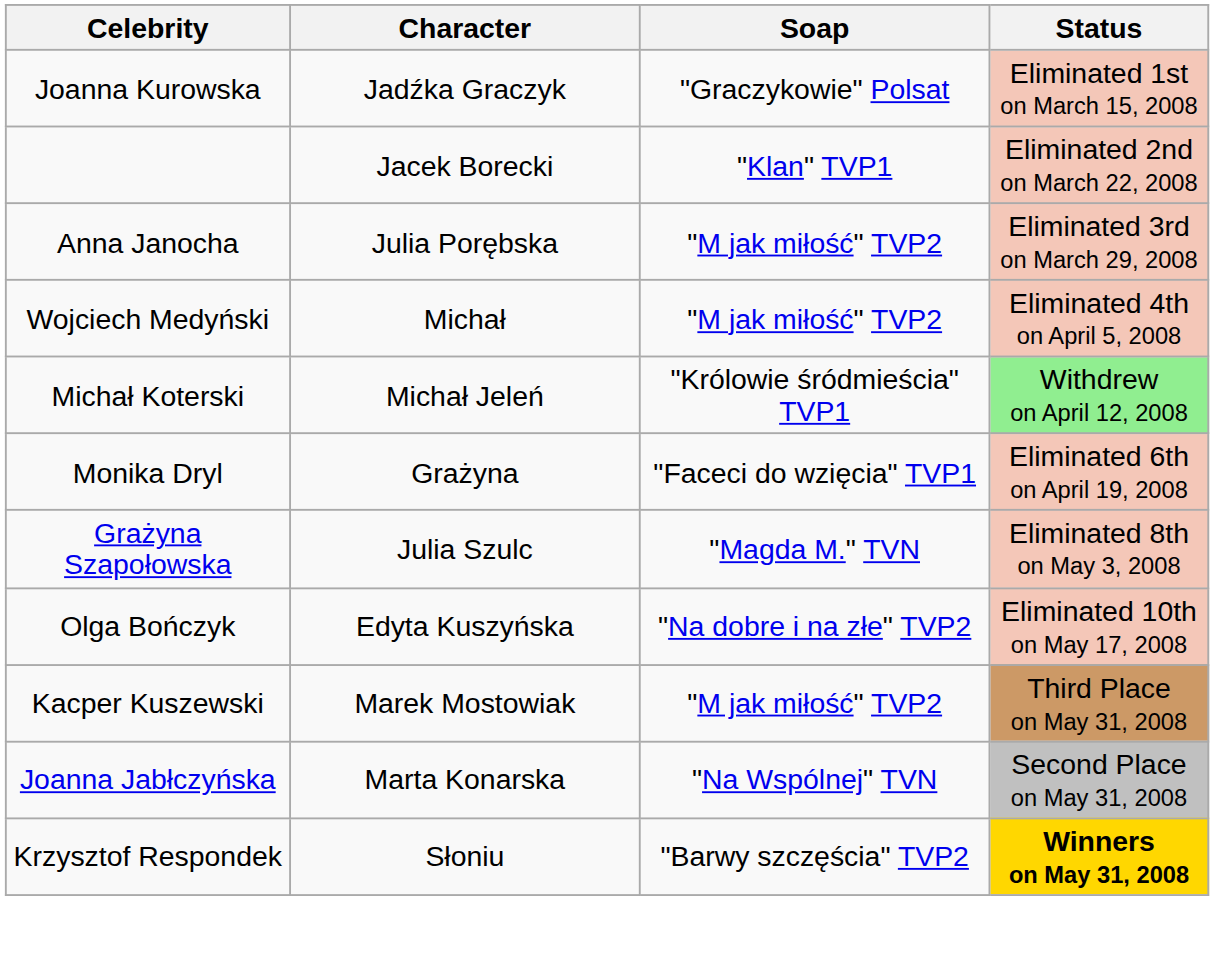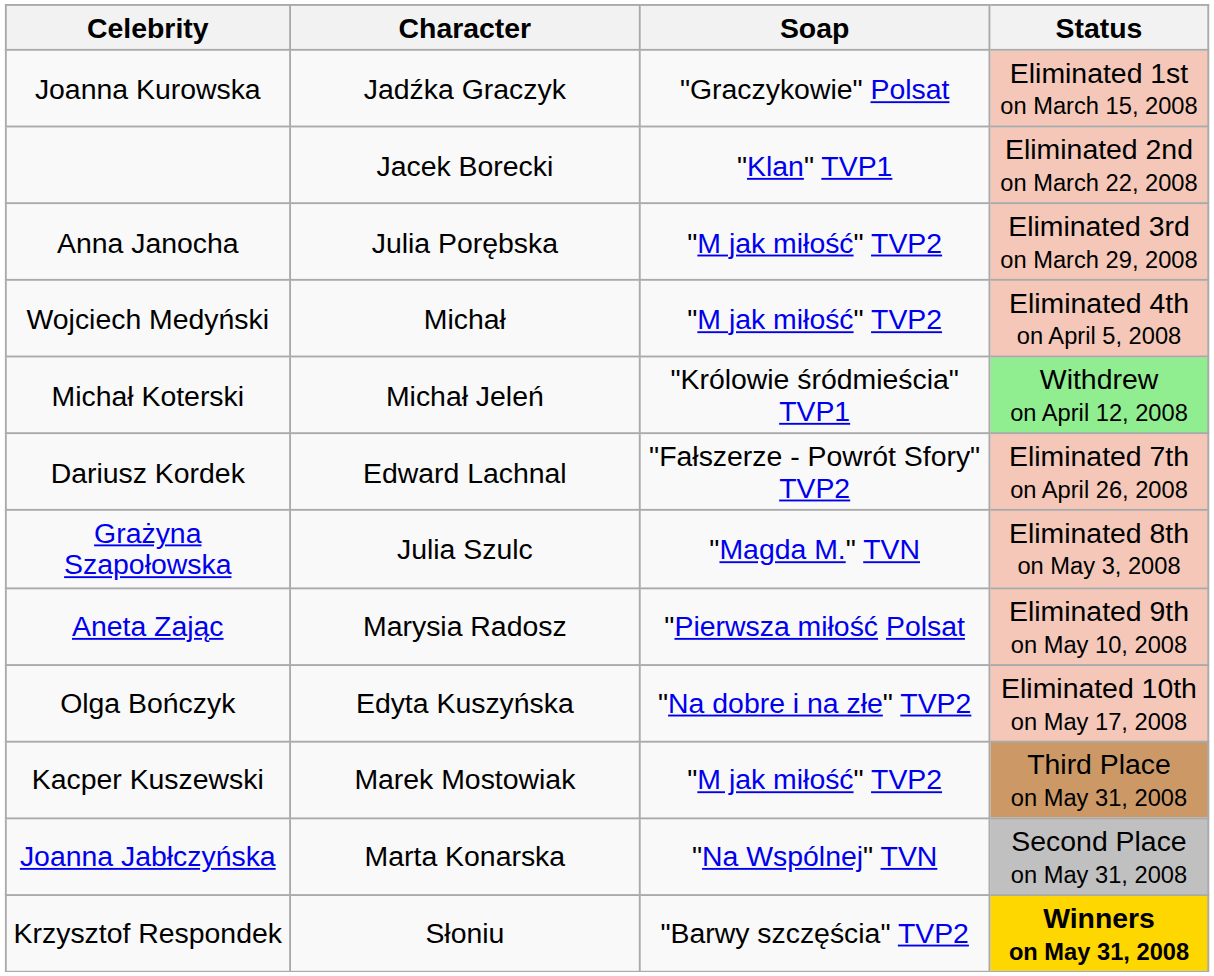- row: (148, 472)
+ row: (148, 472)
+ row: (148, 626)
